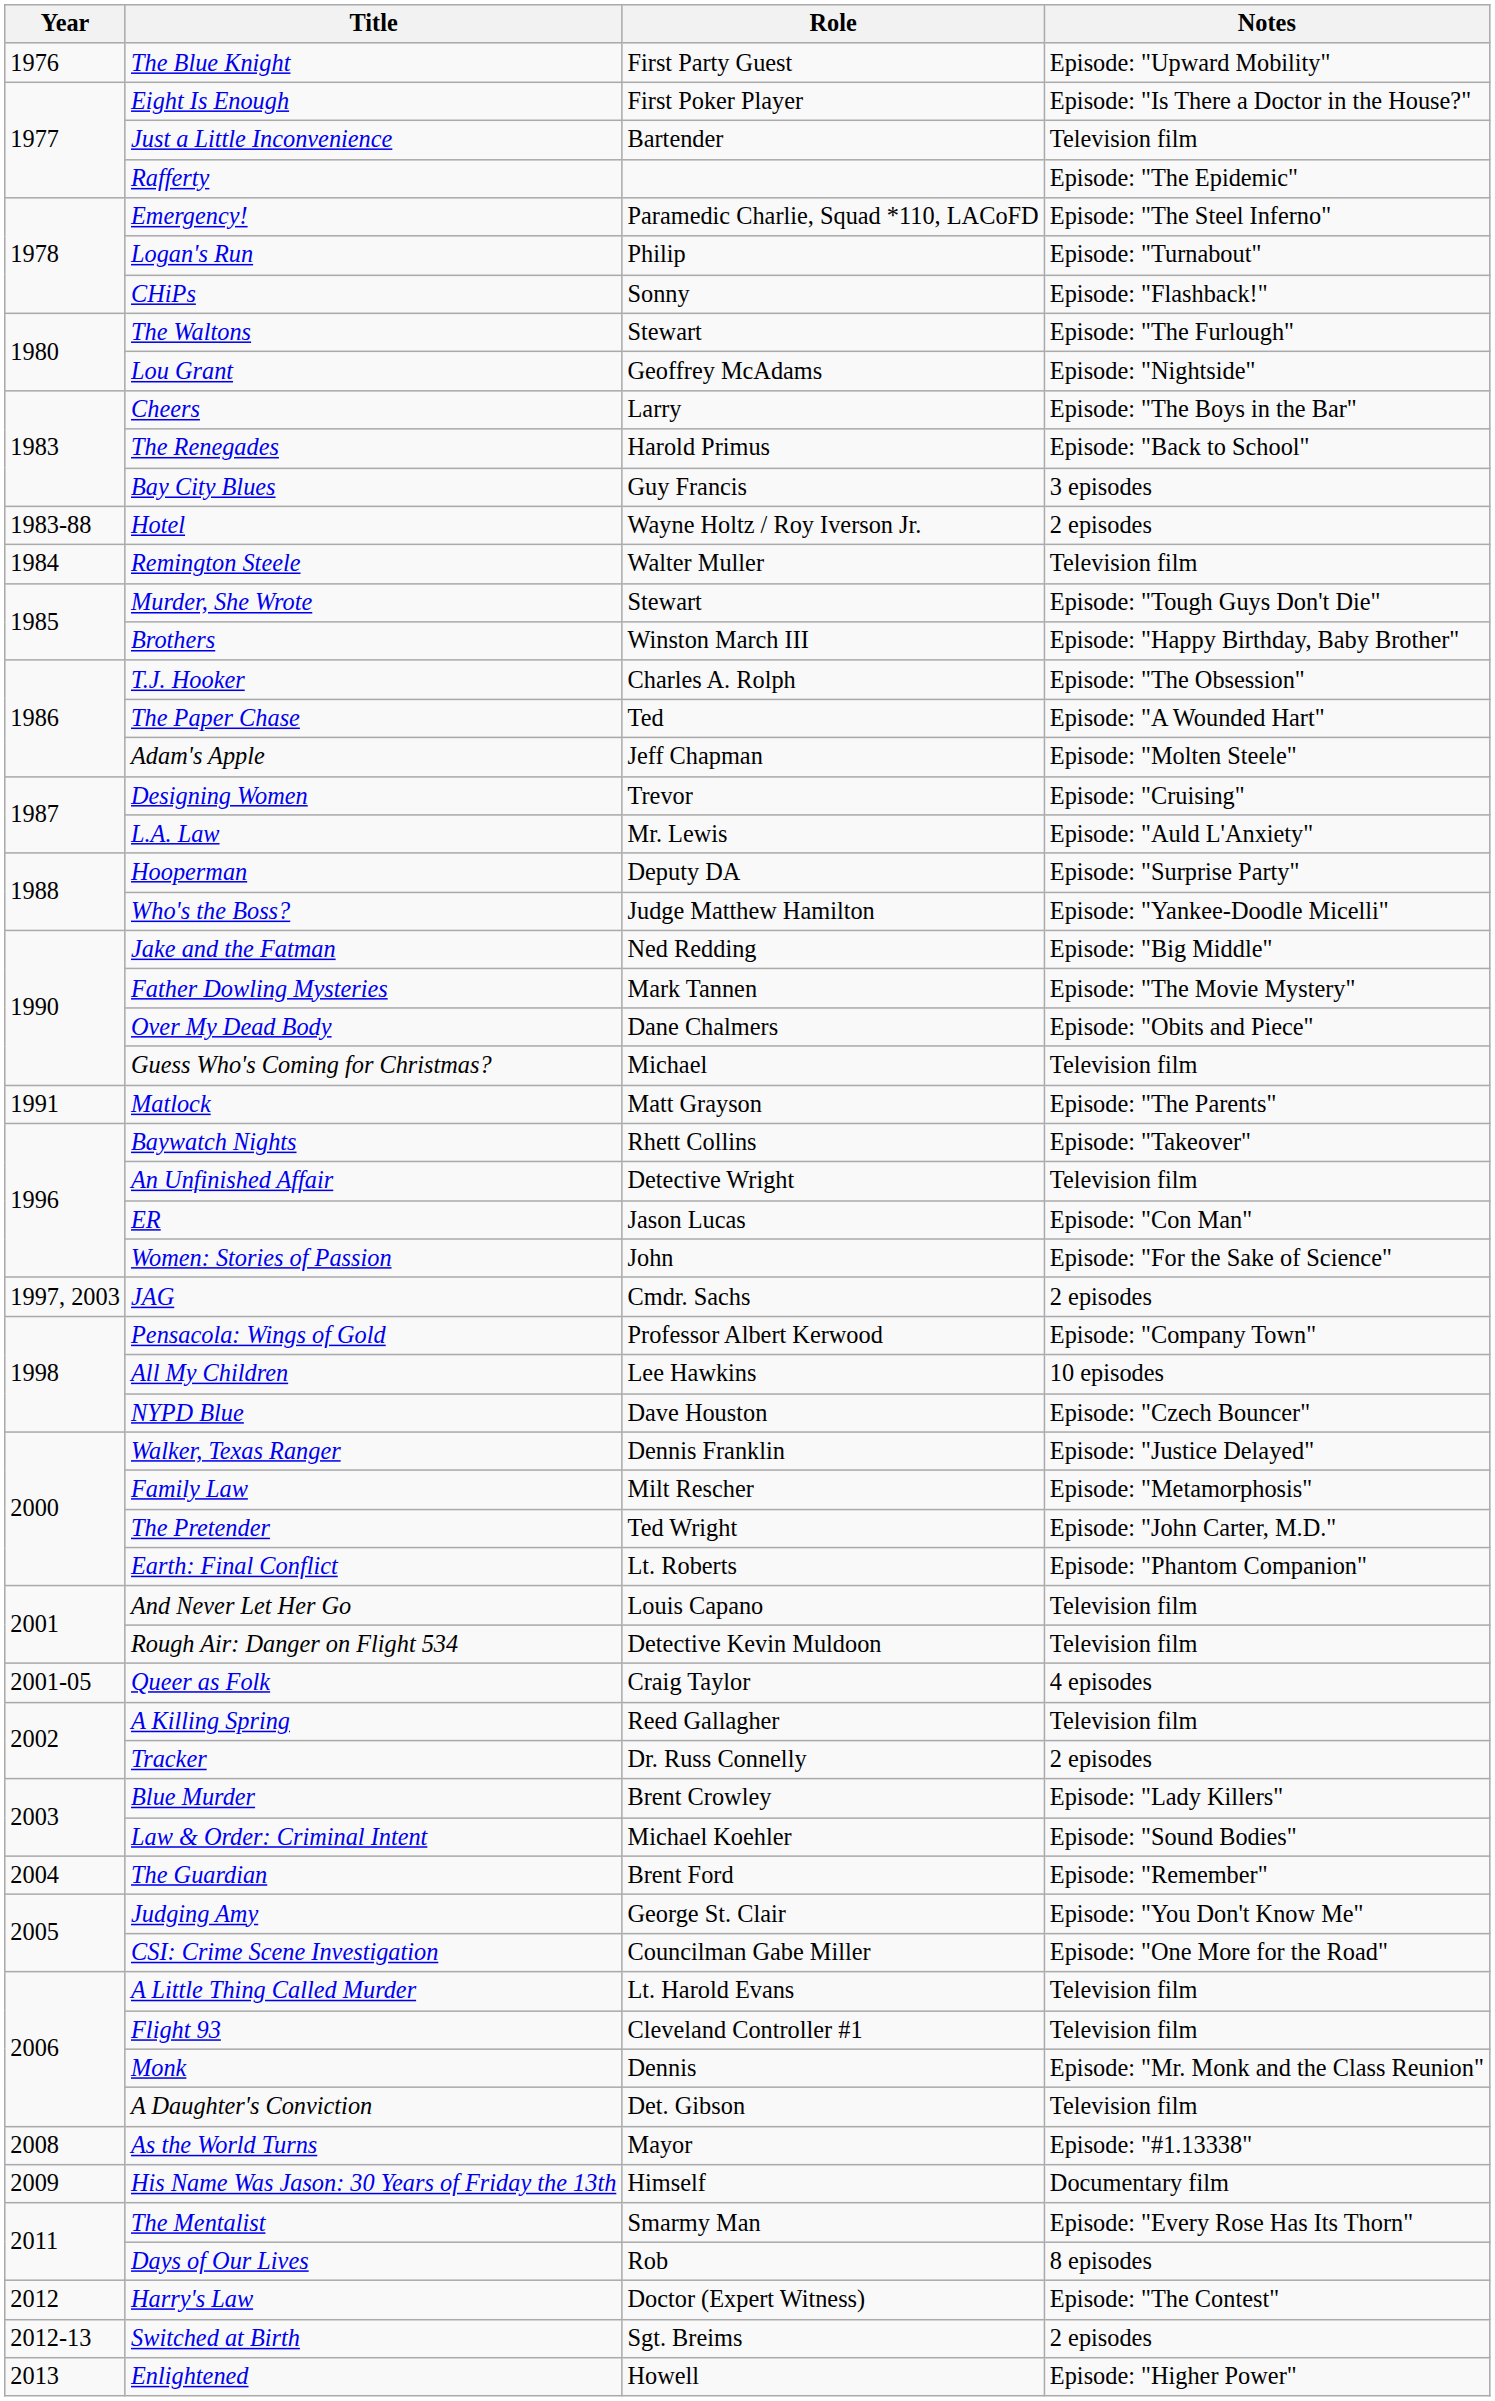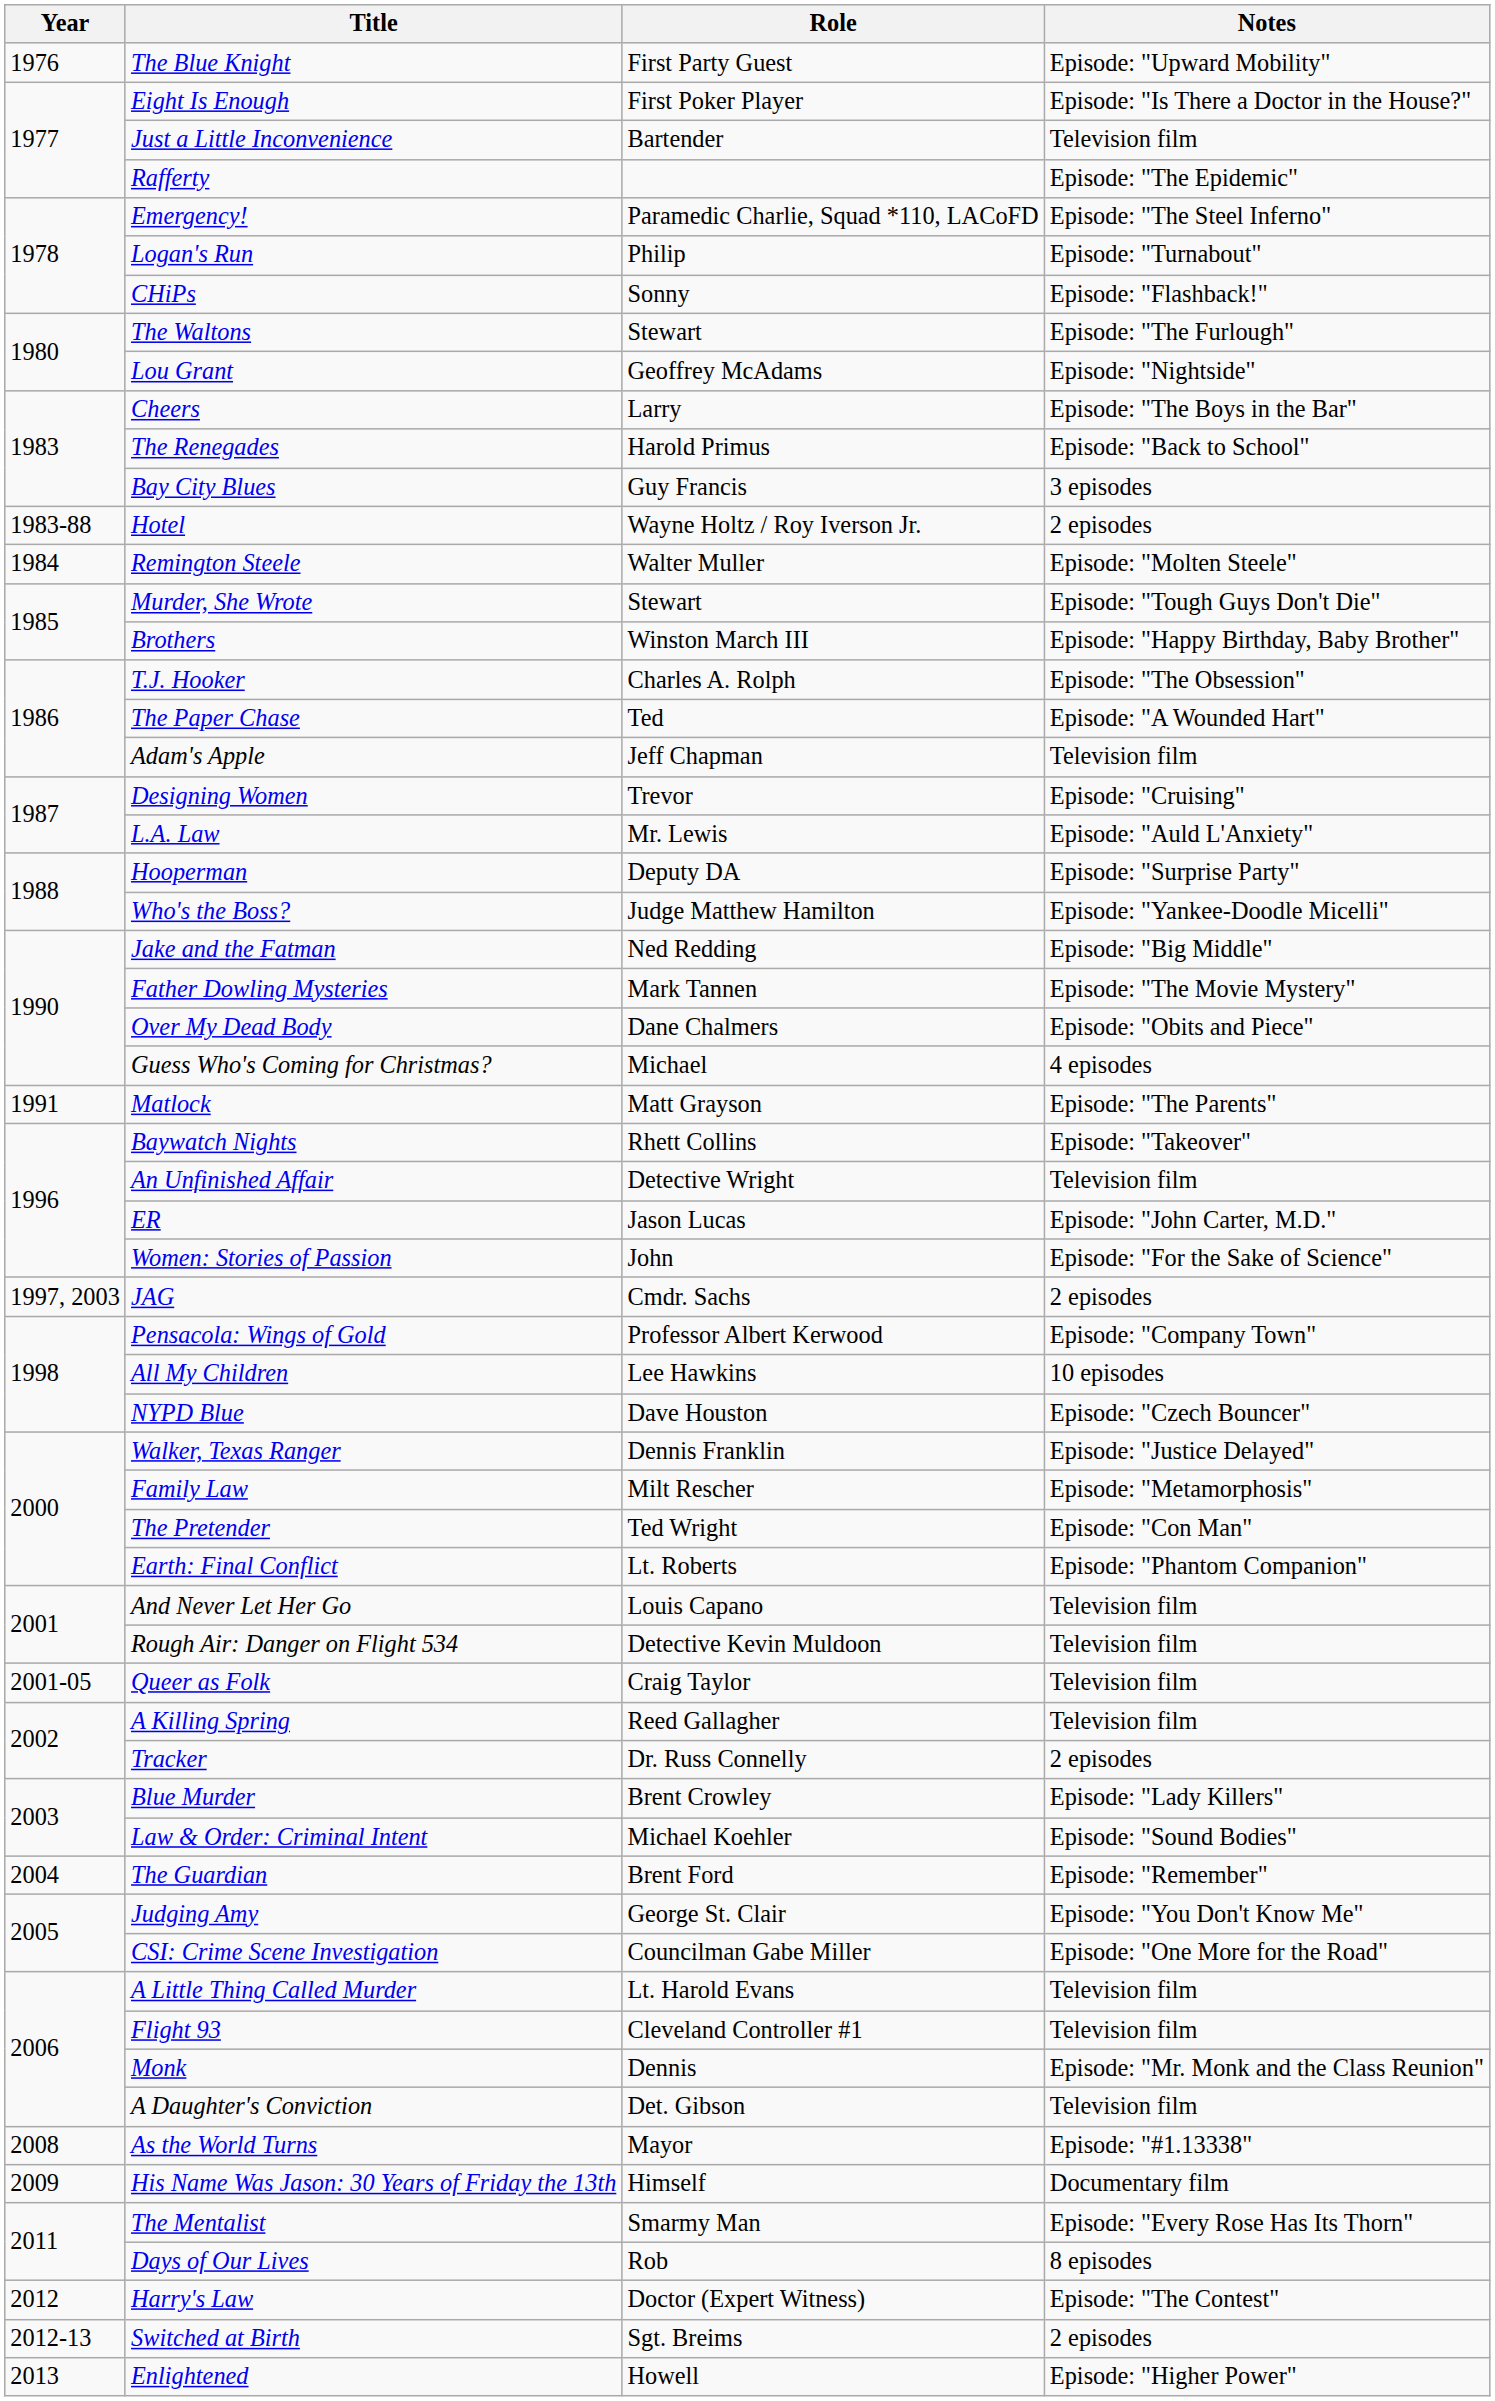(1124, 563) Television film -> (1173, 563) Episode: "Molten Steele"
(1173, 756) Episode: "Molten Steele" -> (1124, 756) Television film
(1124, 1065) Television film -> (1101, 1065) 4 episodes
(1151, 1219) Episode: "Con Man" -> (1193, 1219) Episode: "John Carter, M.D."
(1193, 1528) Episode: "John Carter, M.D." -> (1151, 1528) Episode: "Con Man"
(1101, 1682) 4 episodes -> (1124, 1682) Television film
